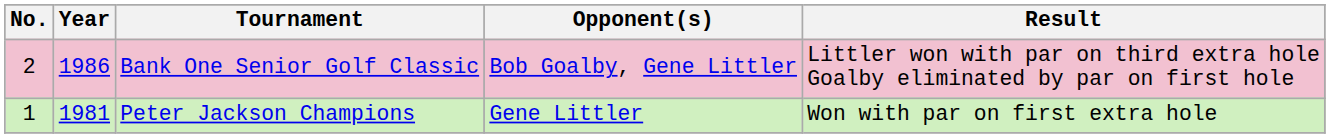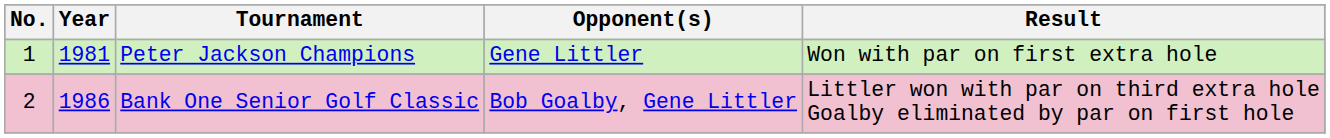rows swapped: (268, 116) <-> (300, 69)
